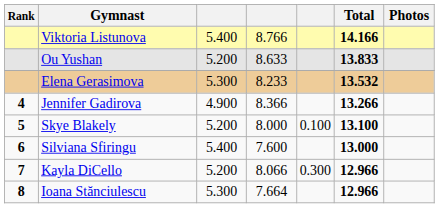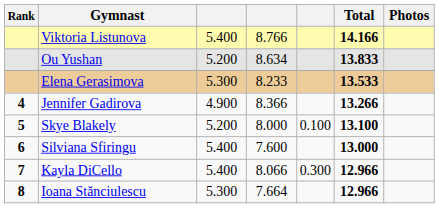(271, 59) 8.633 -> (271, 59) 8.634
(359, 81) 13.532 -> (359, 81) 13.533
(222, 170) 5.200 -> (222, 170) 5.400
